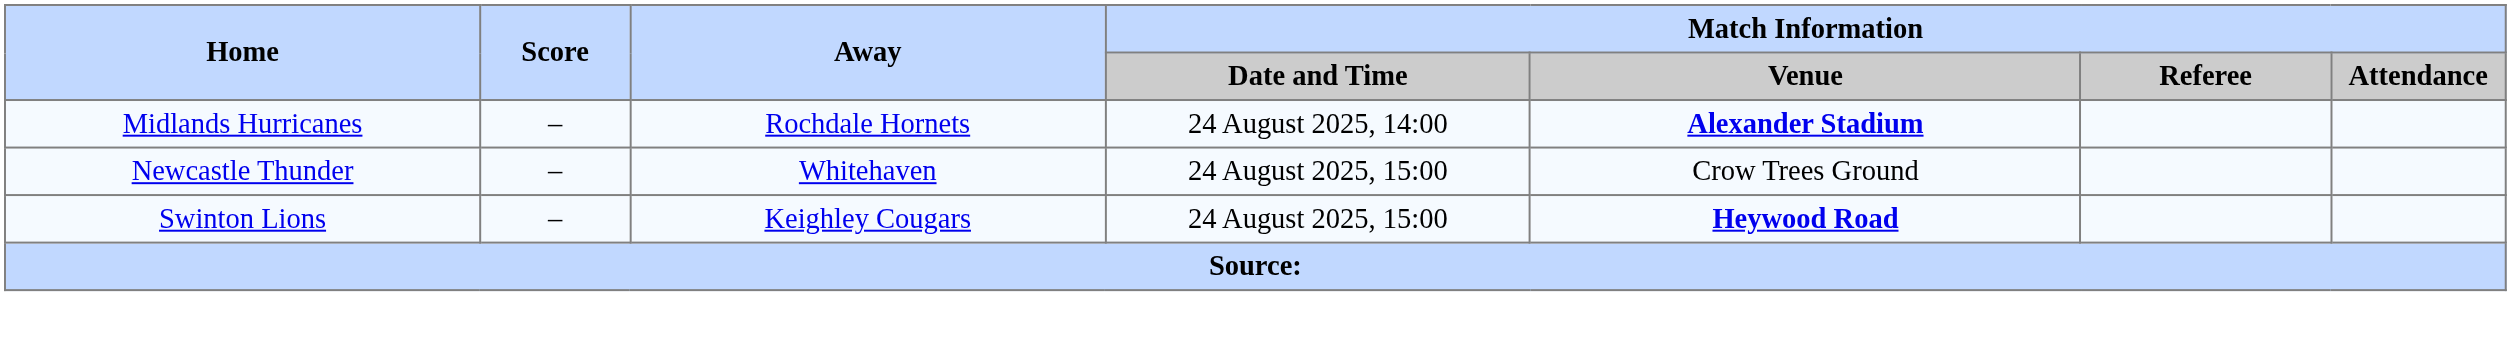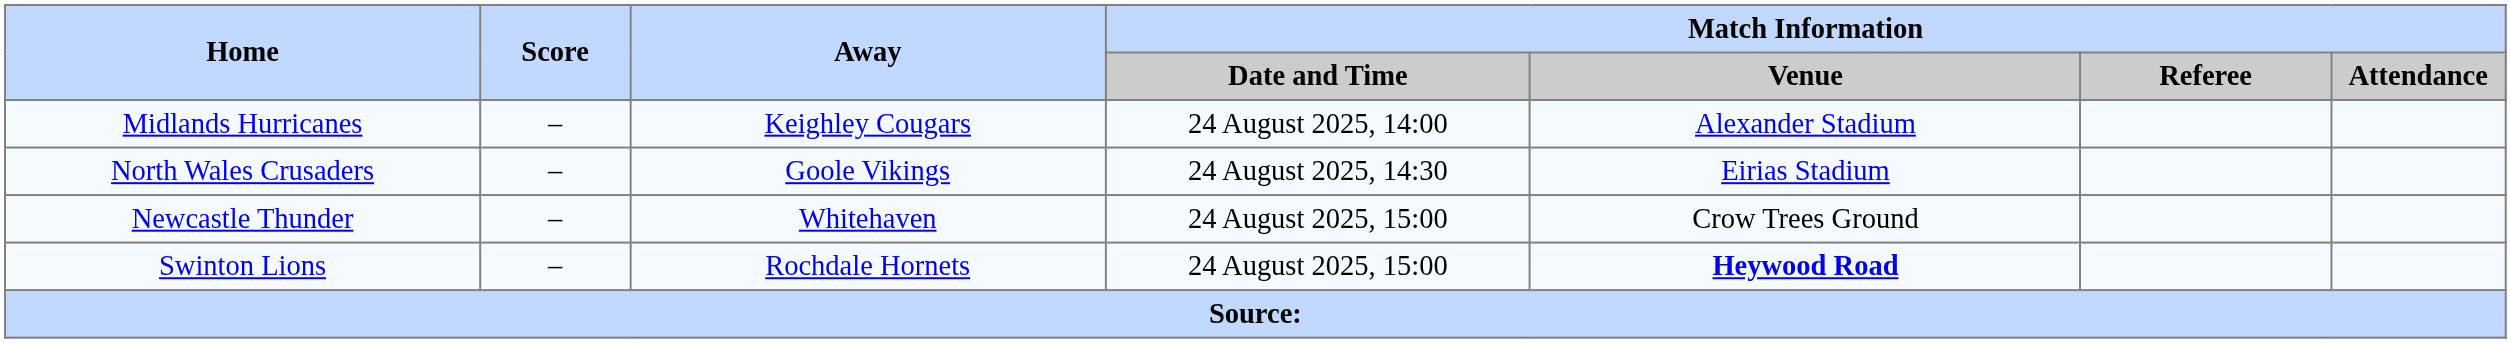(868, 123) Rochdale Hornets -> (868, 123) Keighley Cougars
(1805, 123) bold -> (1805, 123) normal
+ row: (243, 170)
(868, 218) Keighley Cougars -> (868, 265) Rochdale Hornets
